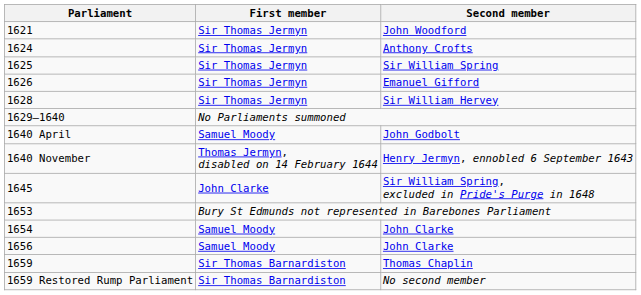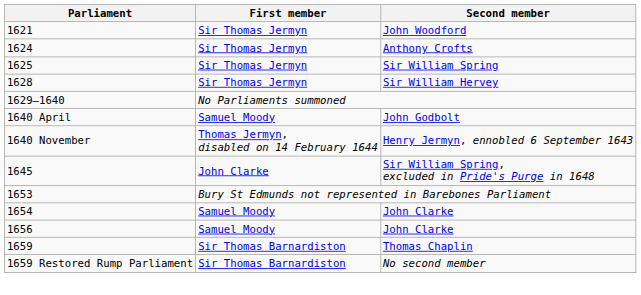- row: (20, 83)
